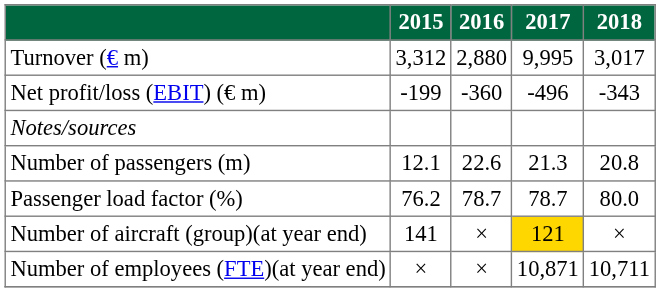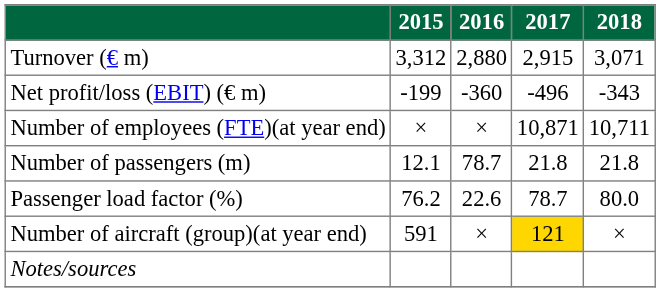(548, 57) 9,995 -> (548, 57) 2,915
(619, 57) 3,017 -> (619, 57) 3,071
rows swapped: (198, 268) <-> (73, 127)
(482, 163) 22.6 -> (482, 163) 78.7
(548, 163) 21.3 -> (548, 163) 21.8
(619, 163) 20.8 -> (619, 163) 21.8
(482, 198) 78.7 -> (482, 198) 22.6
(421, 233) 141 -> (421, 233) 591
